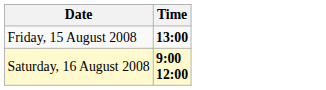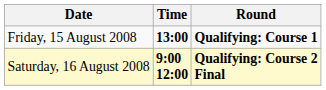+ column: (256, 15)
